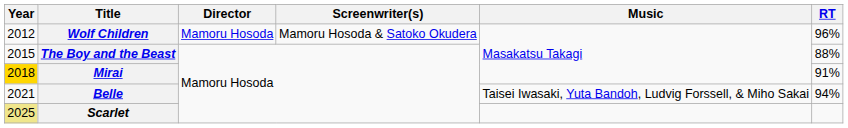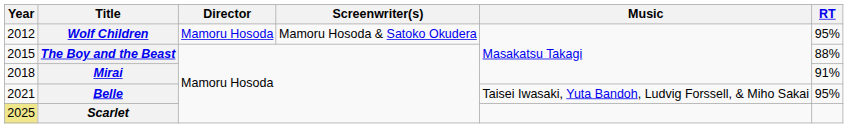(827, 34) 96% -> (827, 34) 95%
(21, 73) gold background -> (21, 73) no background
(827, 93) 94% -> (827, 93) 95%
